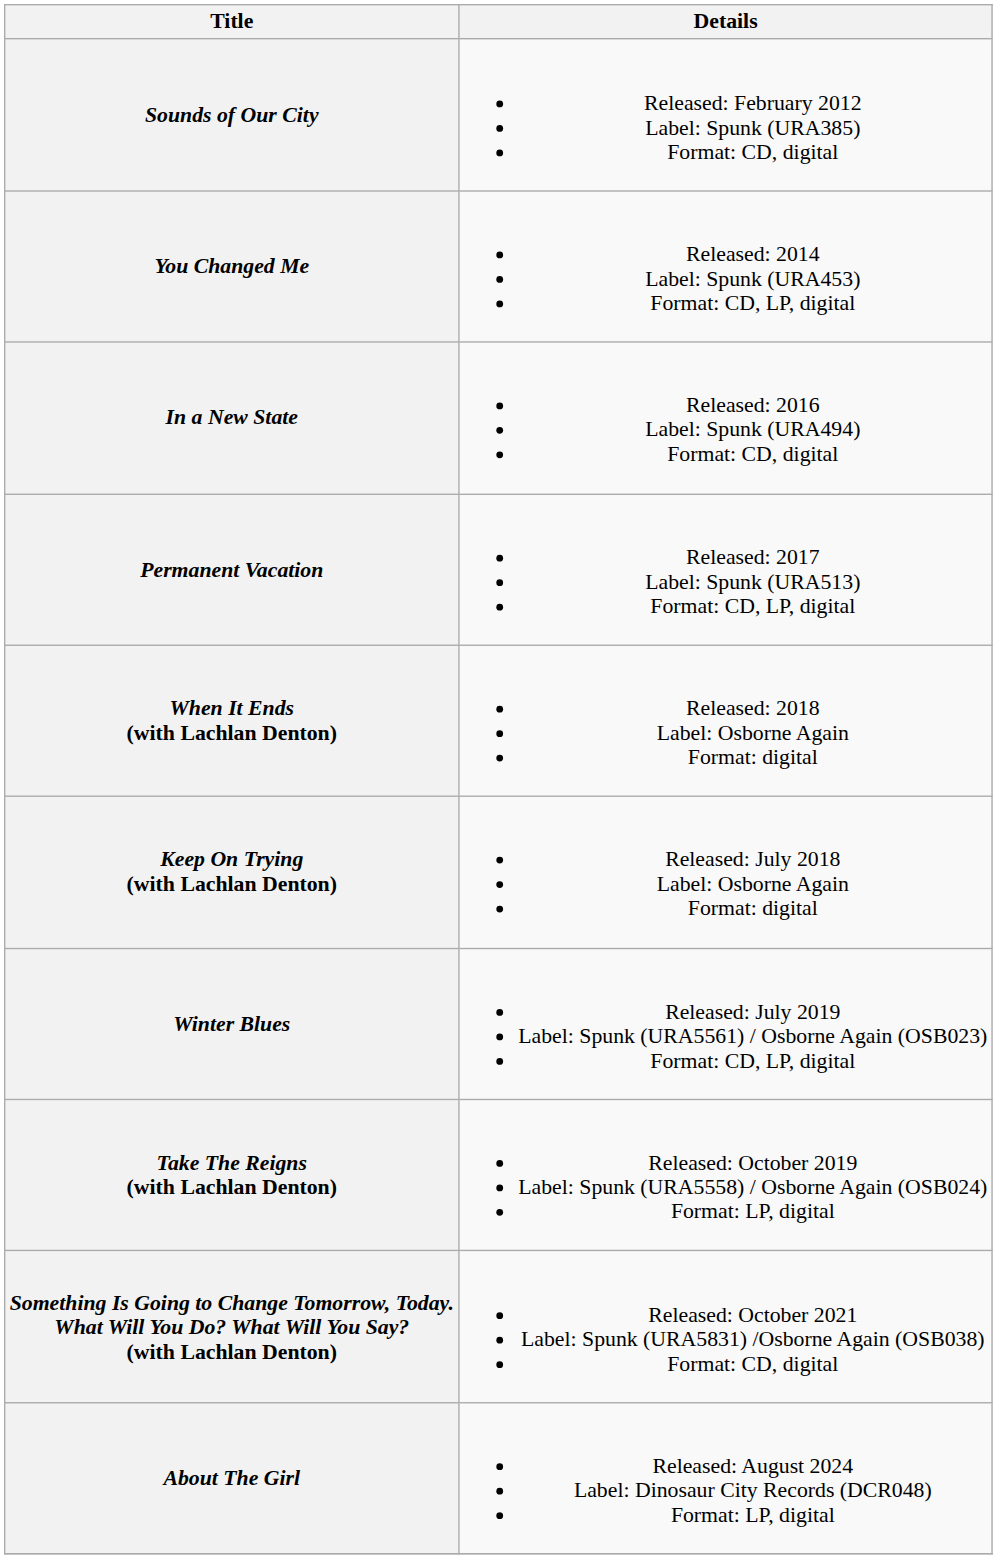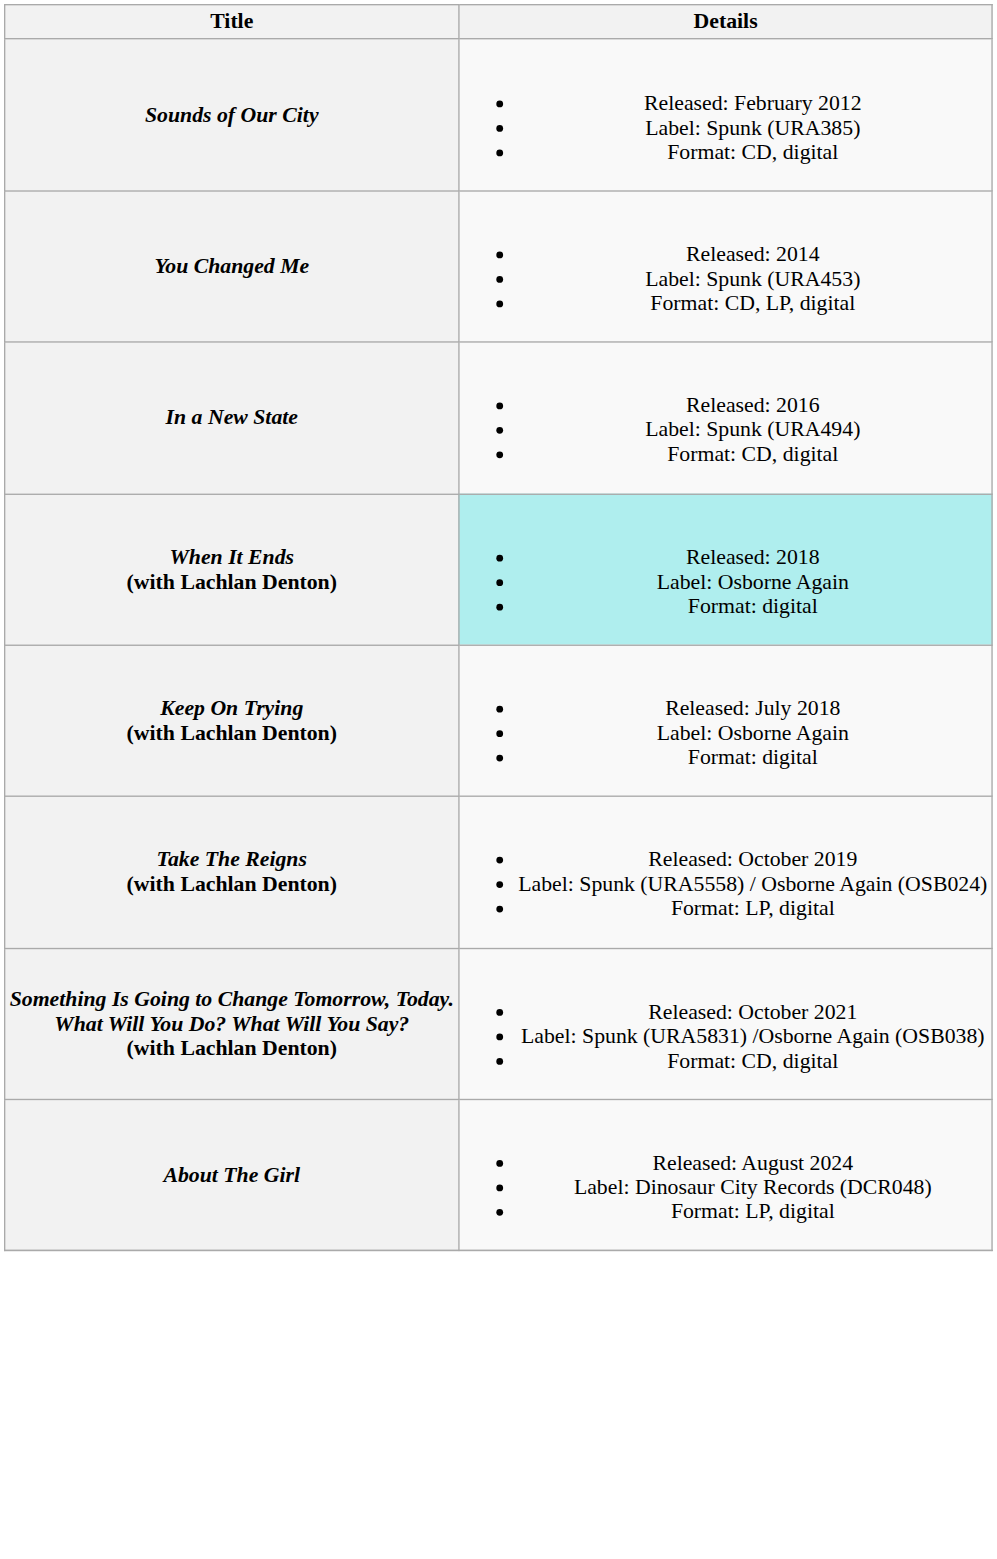- row: (232, 569)
(726, 733) no background -> (726, 582) paleturquoise background
- row: (232, 1023)
